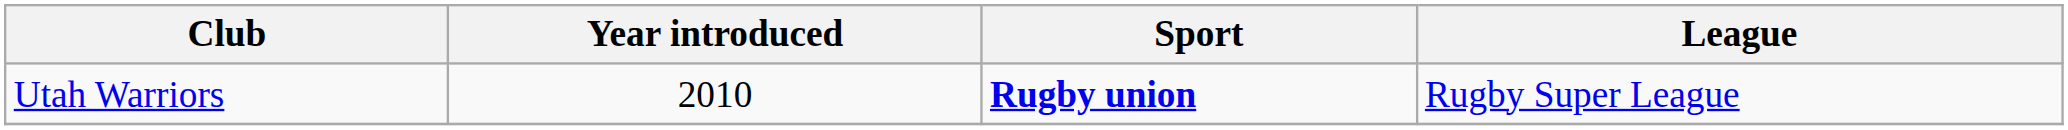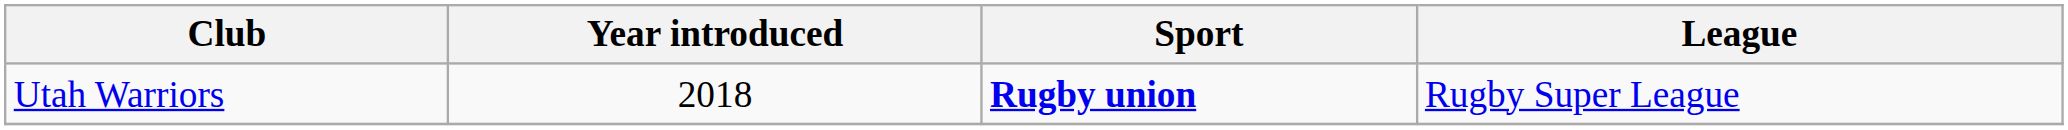(715, 93) 2010 -> (715, 93) 2018
